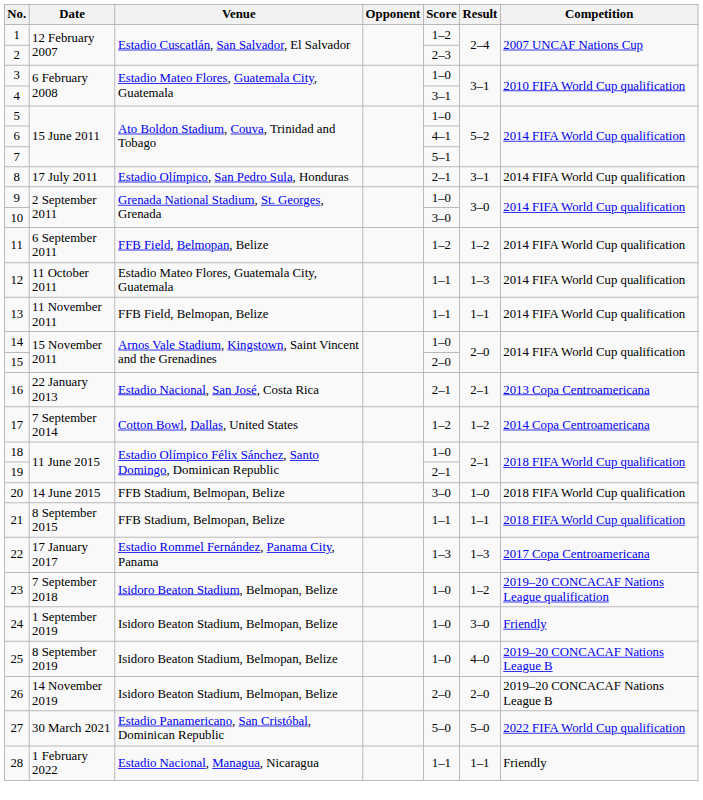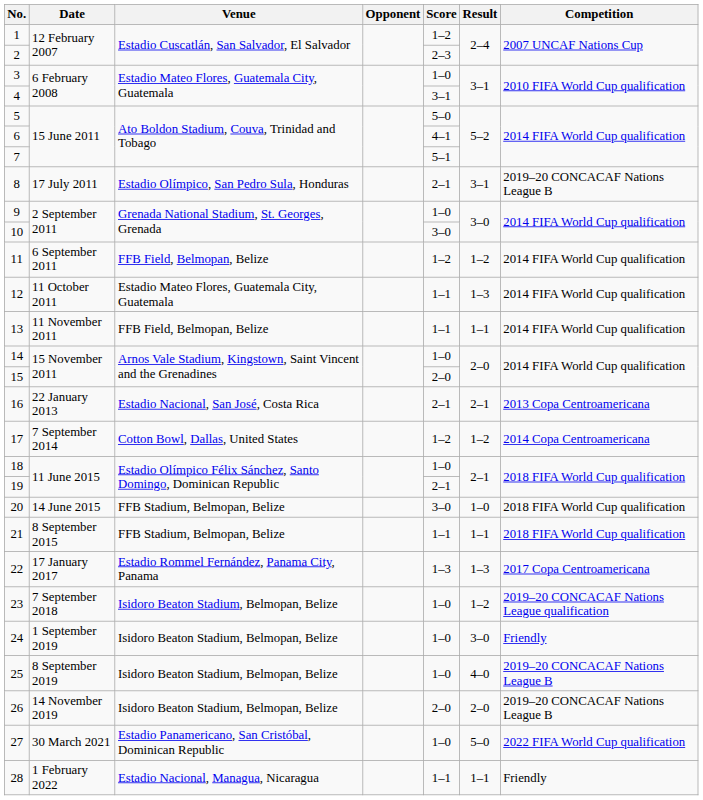(441, 116) 1–0 -> (441, 116) 5–0
(594, 177) 2014 FIFA World Cup qualification -> (584, 184) 2019–20 CONCACAF Nations League B
(441, 728) 5–0 -> (441, 742) 1–0
